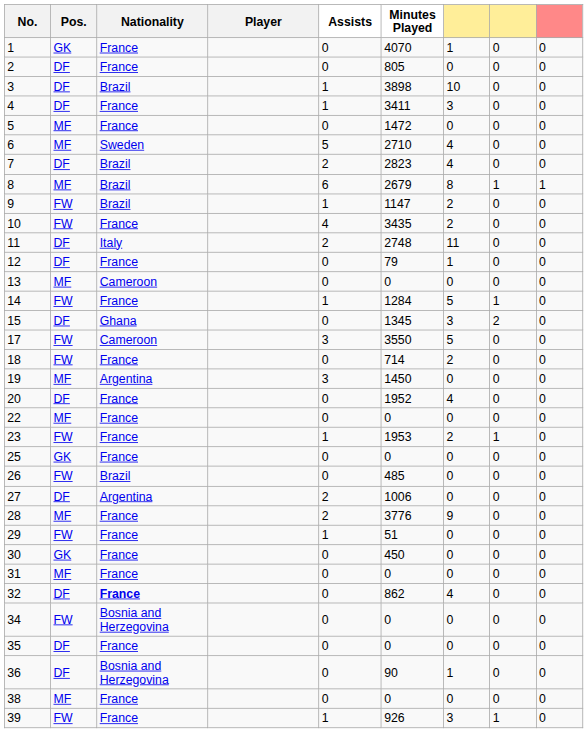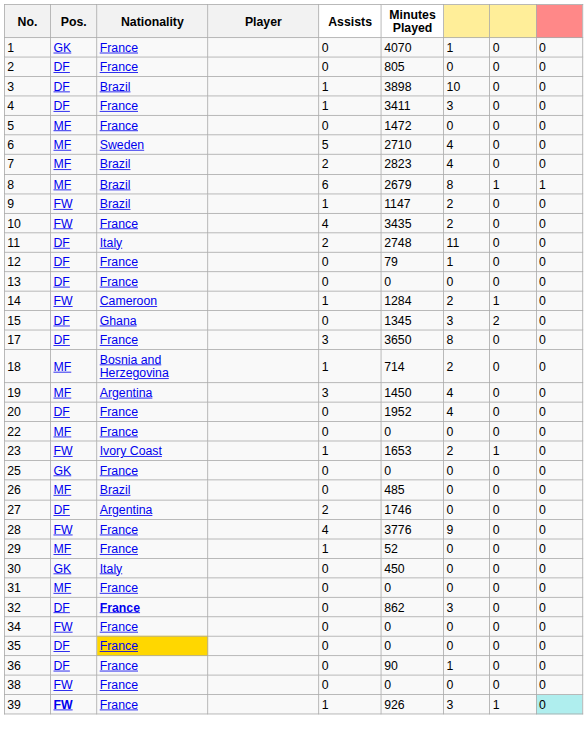(62, 165) DF -> (62, 165) MF
(62, 281) MF -> (62, 281) DF
(128, 281) Cameroon -> (119, 281) France
(119, 301) France -> (128, 301) Cameroon
(450, 301) 5 -> (450, 301) 2
(63, 340) FW -> (62, 340) DF
(128, 340) Cameroon -> (119, 340) France
(398, 340) 3550 -> (398, 340) 3650
(450, 340) 5 -> (450, 340) 8
(63, 359) FW -> (62, 366) MF
(119, 359) France -> (134, 366) Bosnia and Herzegovina
(325, 359) 0 -> (325, 366) 1
(450, 379) 0 -> (450, 393) 4
(119, 437) France -> (131, 451) Ivory Coast
(398, 437) 1953 -> (398, 451) 1653
(63, 476) FW -> (62, 490) MF
(398, 496) 1006 -> (398, 510) 1746
(62, 515) MF -> (63, 529) FW
(325, 515) 2 -> (325, 529) 4
(63, 535) FW -> (62, 549) MF
(391, 535) 51 -> (391, 549) 52
(119, 554) France -> (111, 568) Italy
(450, 593) 4 -> (450, 607) 3
(134, 620) Bosnia and Herzegovina -> (119, 627) France
(119, 646) no background -> (119, 646) gold background
(134, 672) Bosnia and Herzegovina -> (119, 666) France
(62, 699) MF -> (63, 685) FW
(63, 718) normal -> (63, 705) bold
(542, 718) no background -> (542, 705) paleturquoise background
